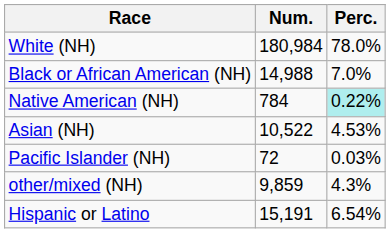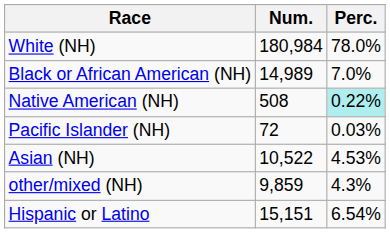(286, 74) 14,988 -> (286, 74) 14,989
(274, 102) 784 -> (274, 102) 508
rows swapped: (52, 130) <-> (89, 158)
(286, 213) 15,191 -> (286, 213) 15,151
